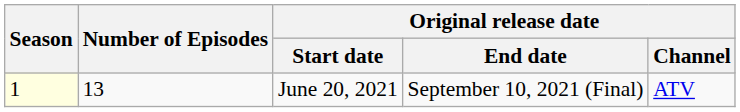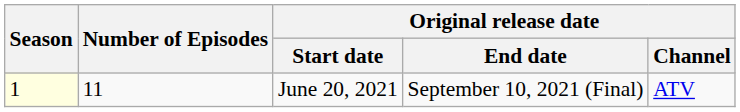(93, 89) 13 -> (93, 89) 11
